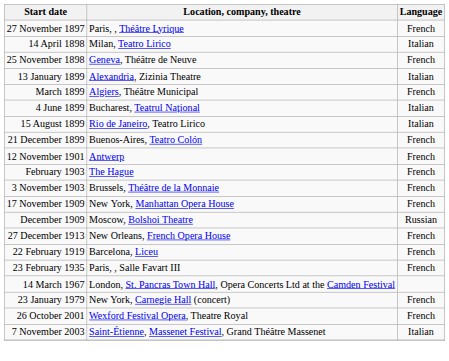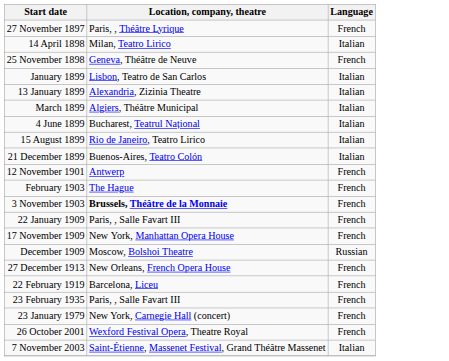+ row: (57, 76)
(421, 92) French -> (352, 108) Italian
(421, 140) French -> (352, 156) Italian
(154, 188) normal -> (158, 204) bold
+ row: (51, 220)
- row: (54, 284)
